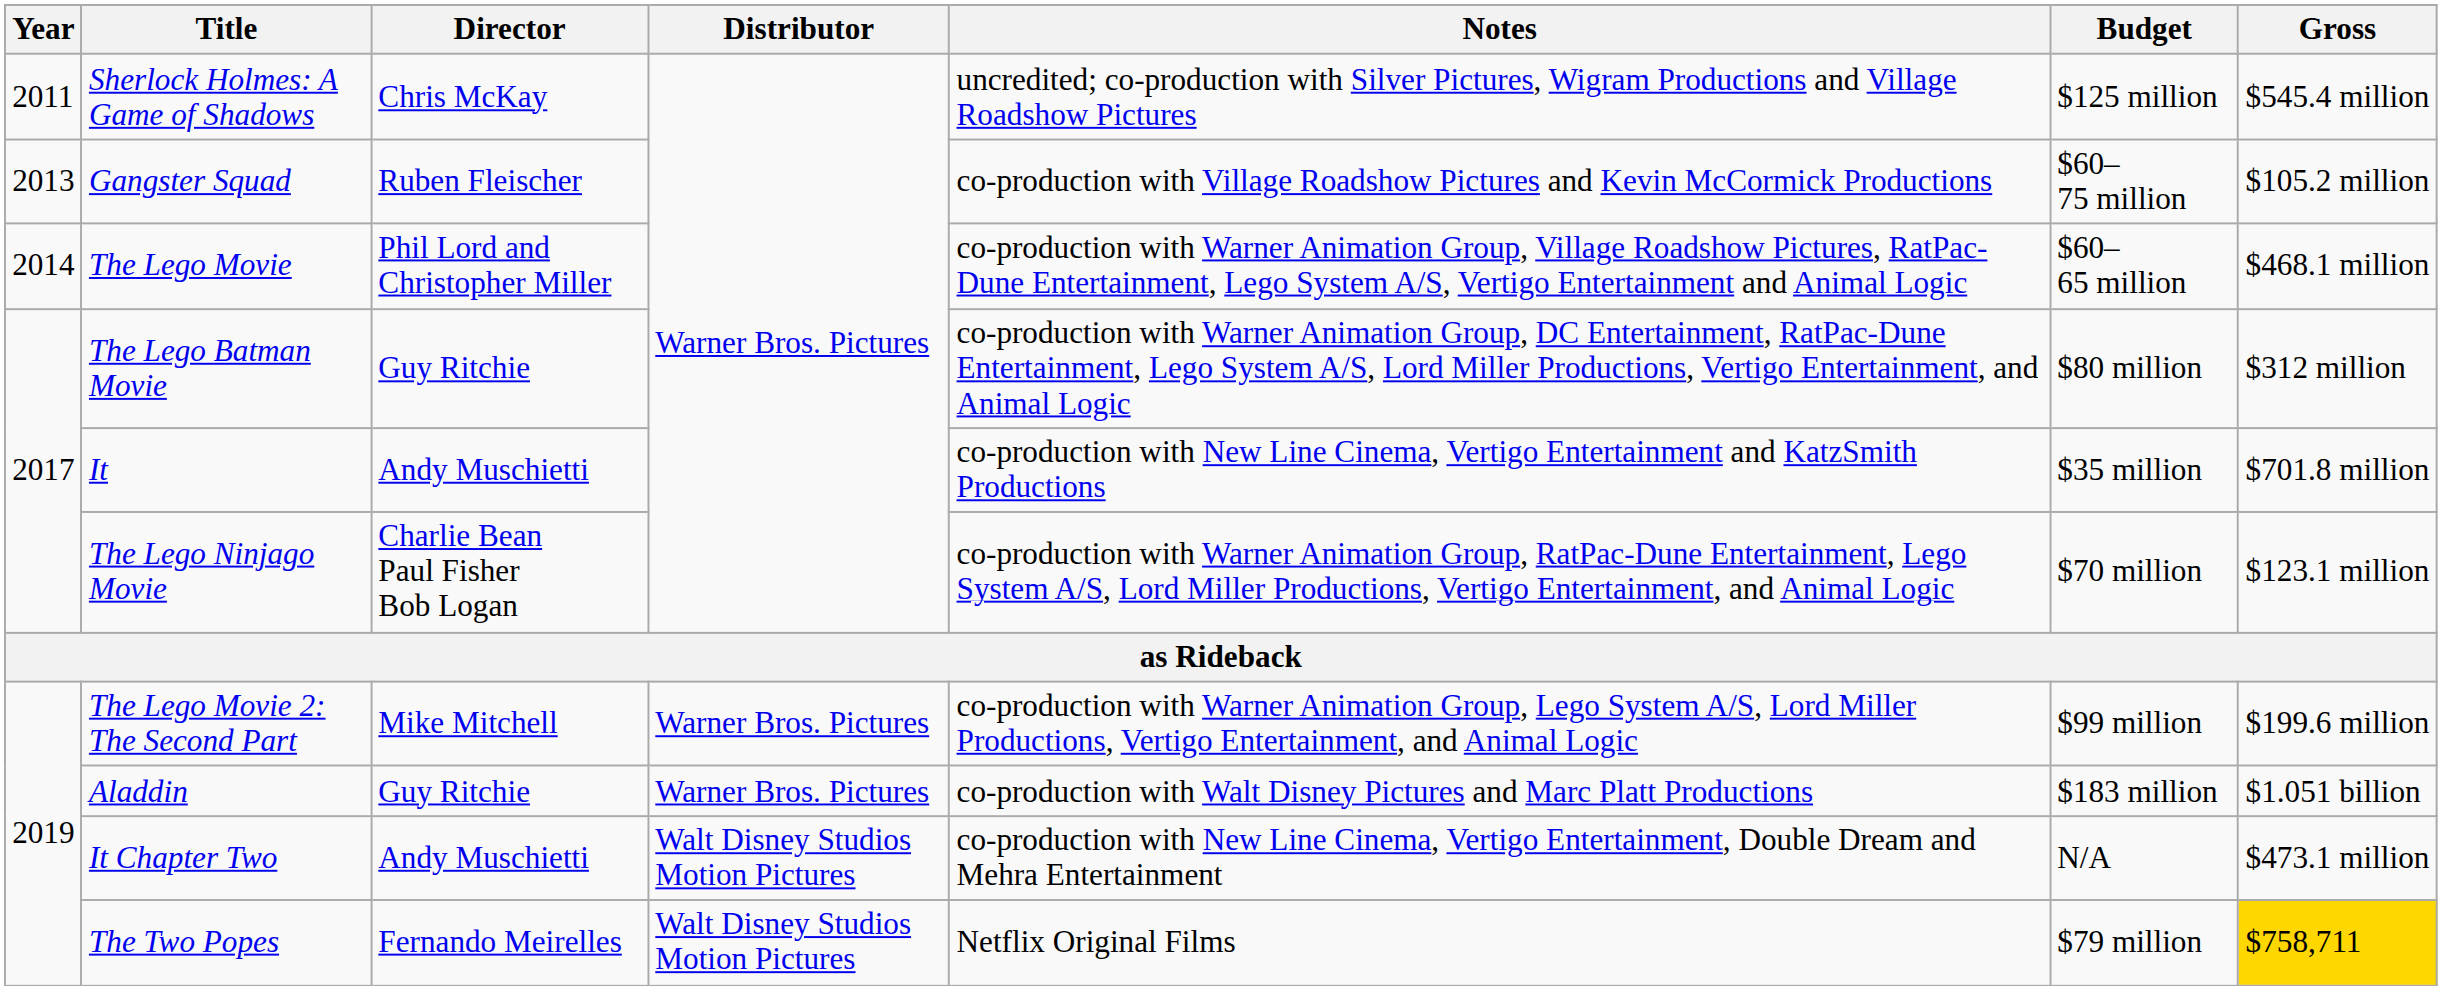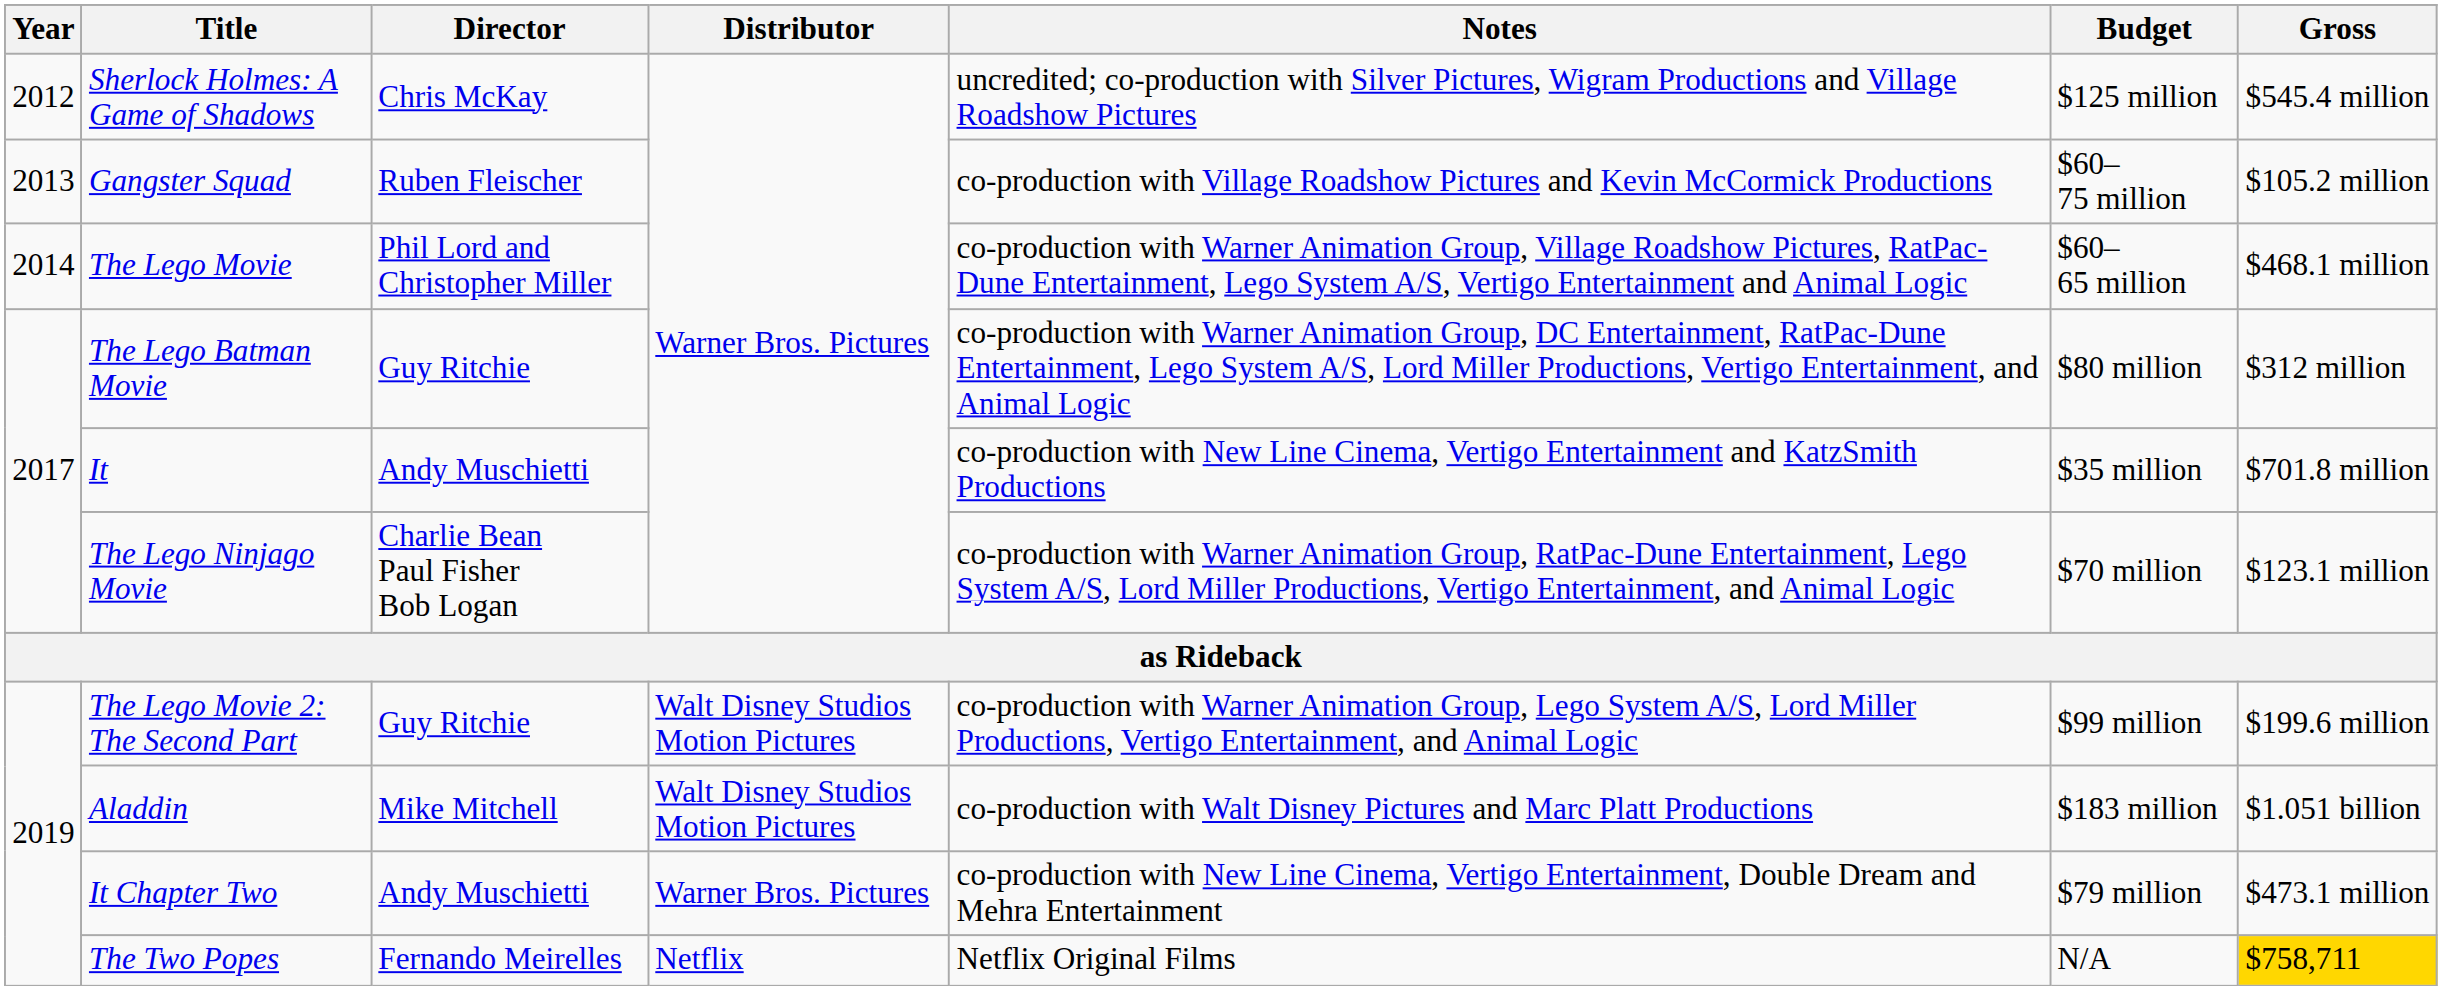(43, 96) 2011 -> (43, 96) 2012
(468, 723) Mike Mitchell -> (454, 723) Guy Ritchie
(792, 723) Warner Bros. Pictures -> (783, 723) Walt Disney Studios Motion Pictures
(454, 790) Guy Ritchie -> (468, 808) Mike Mitchell
(792, 790) Warner Bros. Pictures -> (783, 808) Walt Disney Studios Motion Pictures
(783, 857) Walt Disney Studios Motion Pictures -> (792, 892) Warner Bros. Pictures
(2084, 857) N/A -> (2130, 892) $79 million
(783, 942) Walt Disney Studios Motion Pictures -> (699, 959) Netflix
(2130, 942) $79 million -> (2084, 959) N/A
